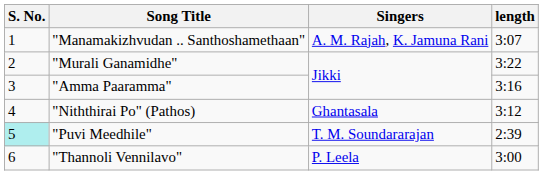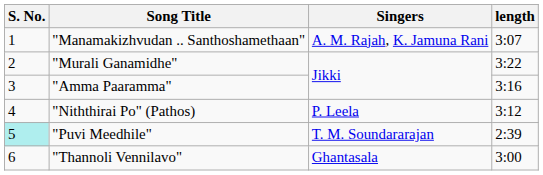(345, 110) Ghantasala -> (335, 110) P. Leela
(335, 157) P. Leela -> (345, 157) Ghantasala
